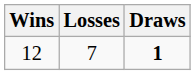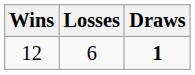(92, 52) 7 -> (92, 52) 6
